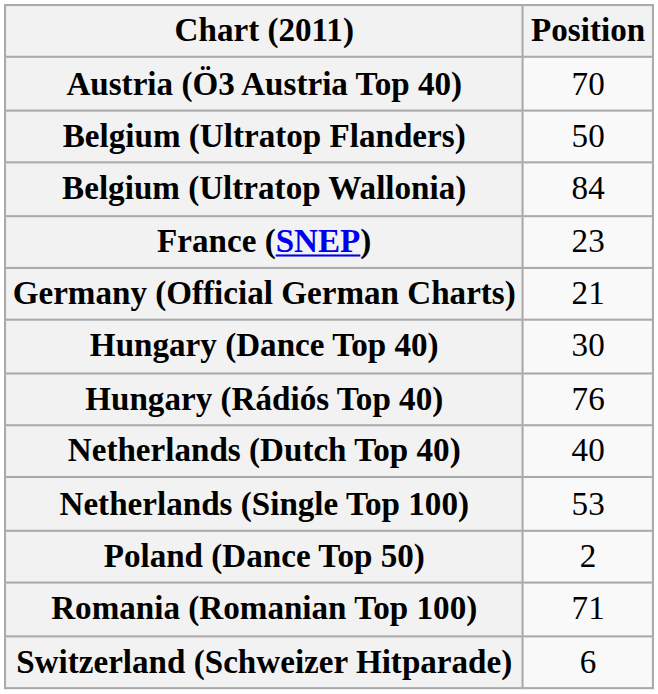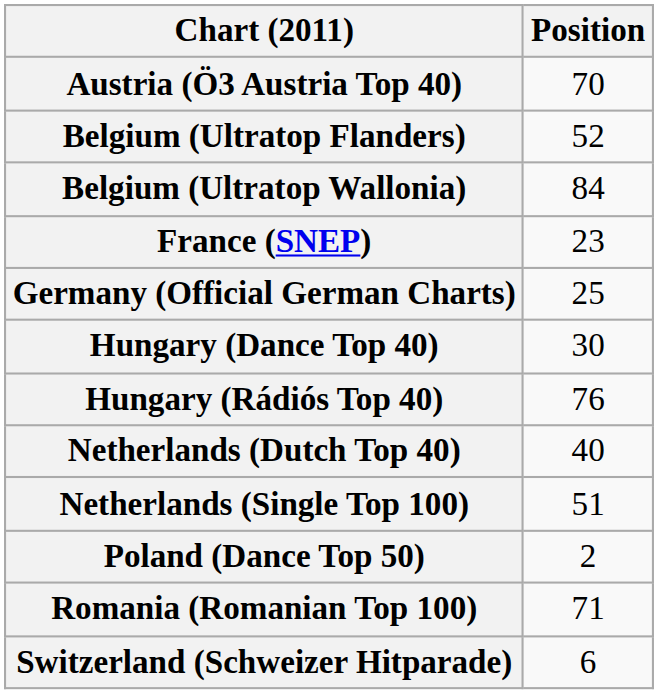(588, 135) 50 -> (588, 135) 52
(588, 293) 21 -> (588, 293) 25
(588, 503) 53 -> (588, 503) 51
